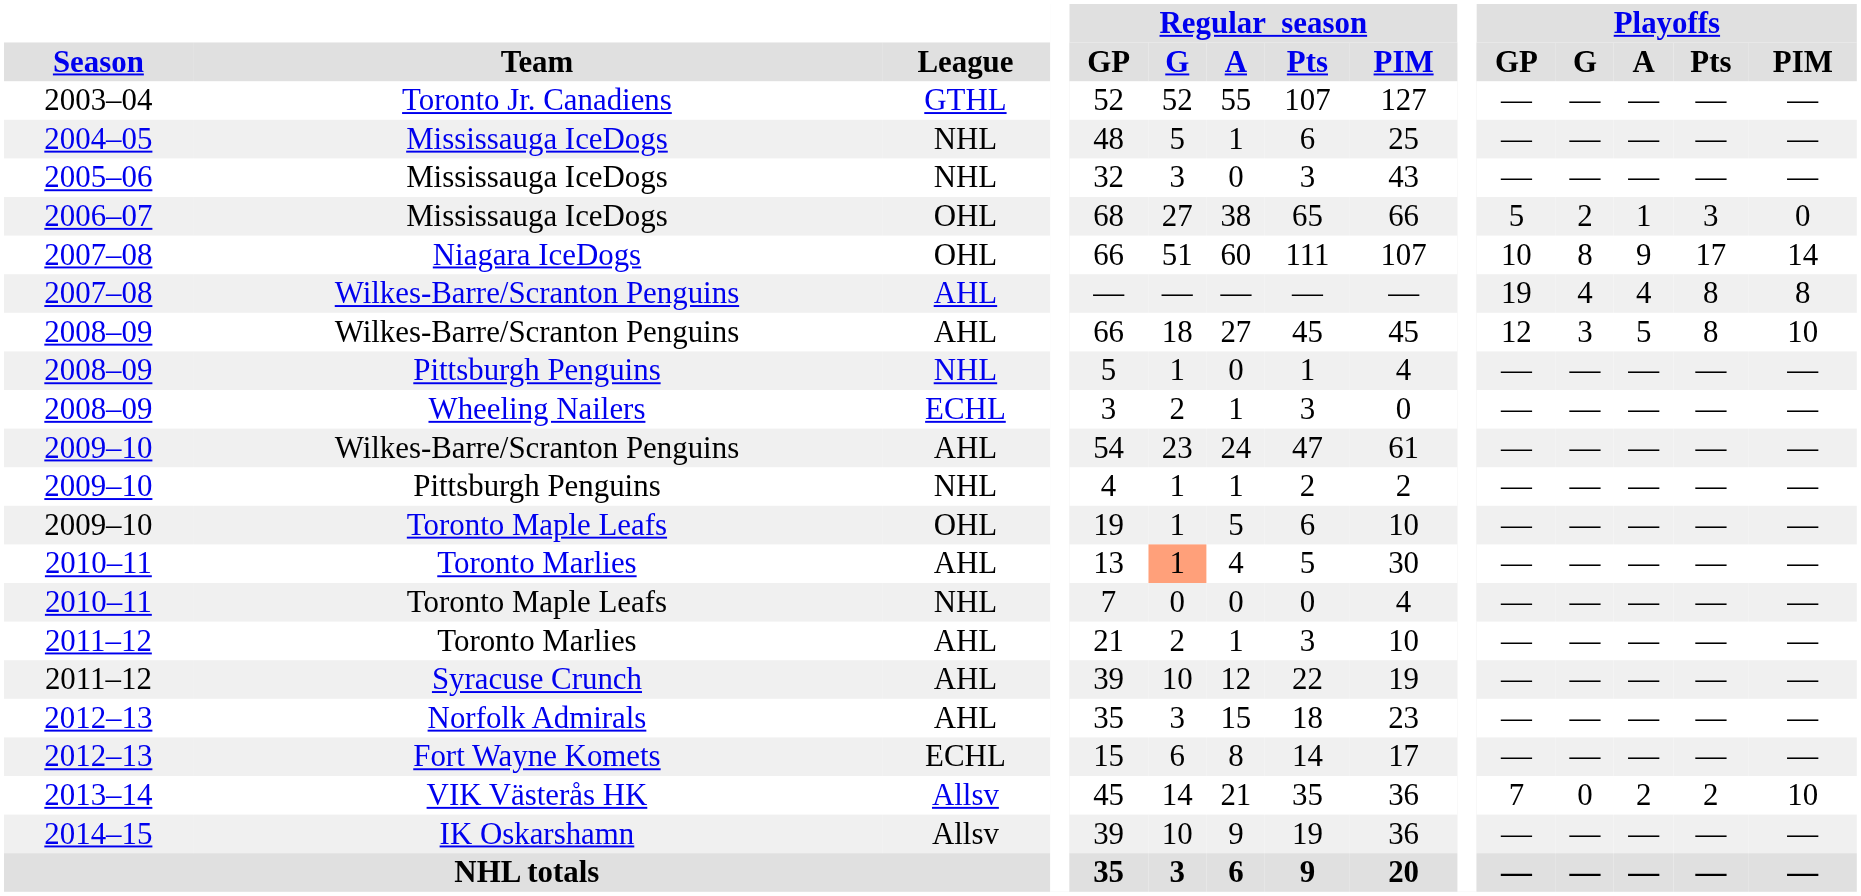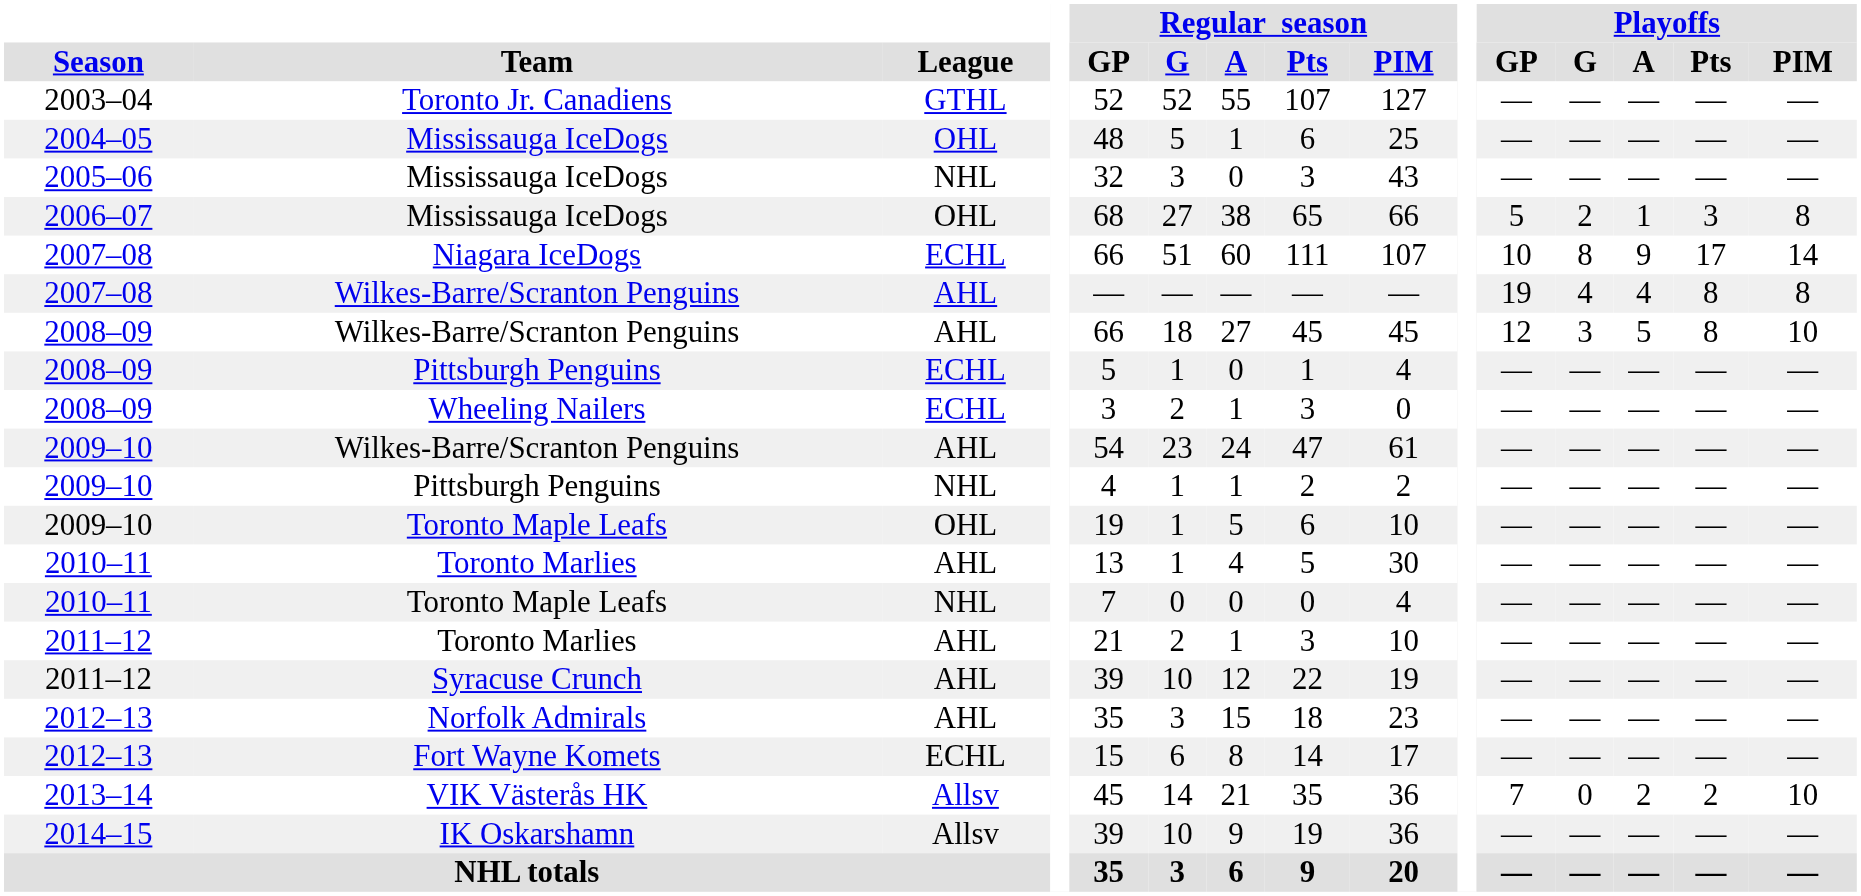(965, 138) NHL -> (965, 138) OHL
(1803, 215) 0 -> (1803, 215) 8
(965, 254) OHL -> (965, 254) ECHL
(965, 370) NHL -> (965, 370) ECHL
(1177, 563) lightsalmon background -> (1177, 563) no background
